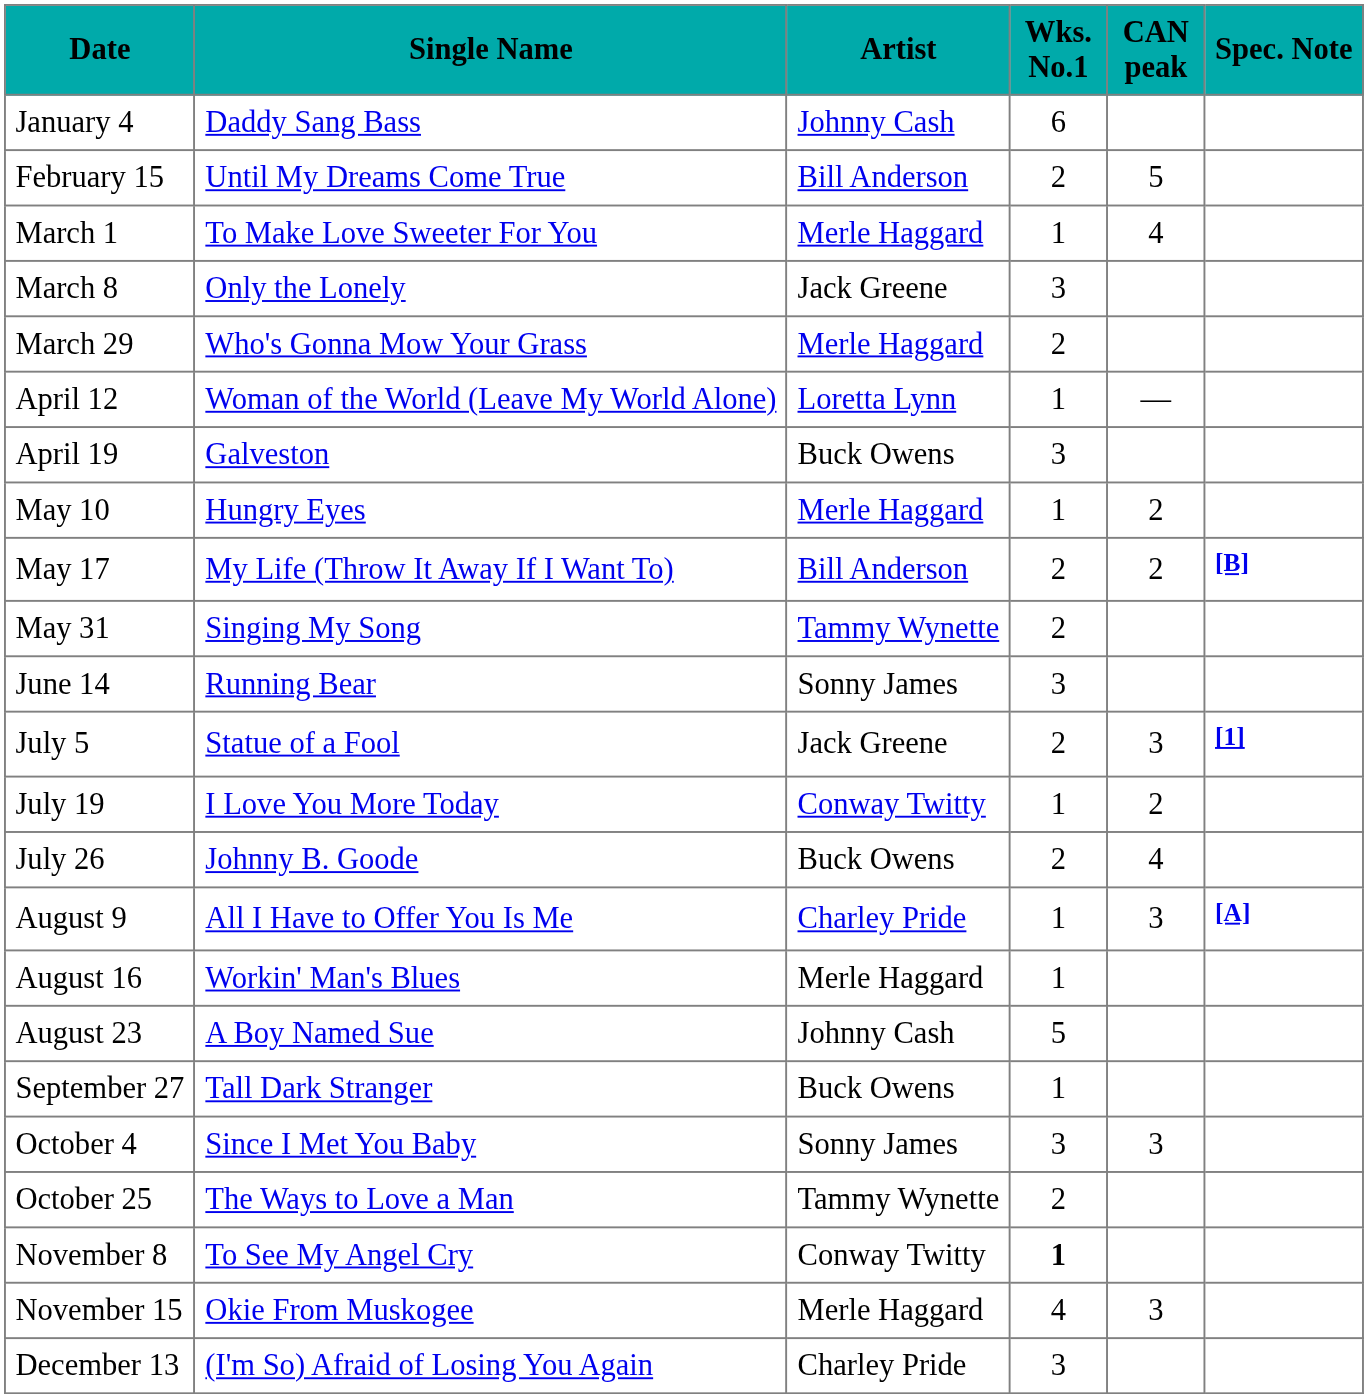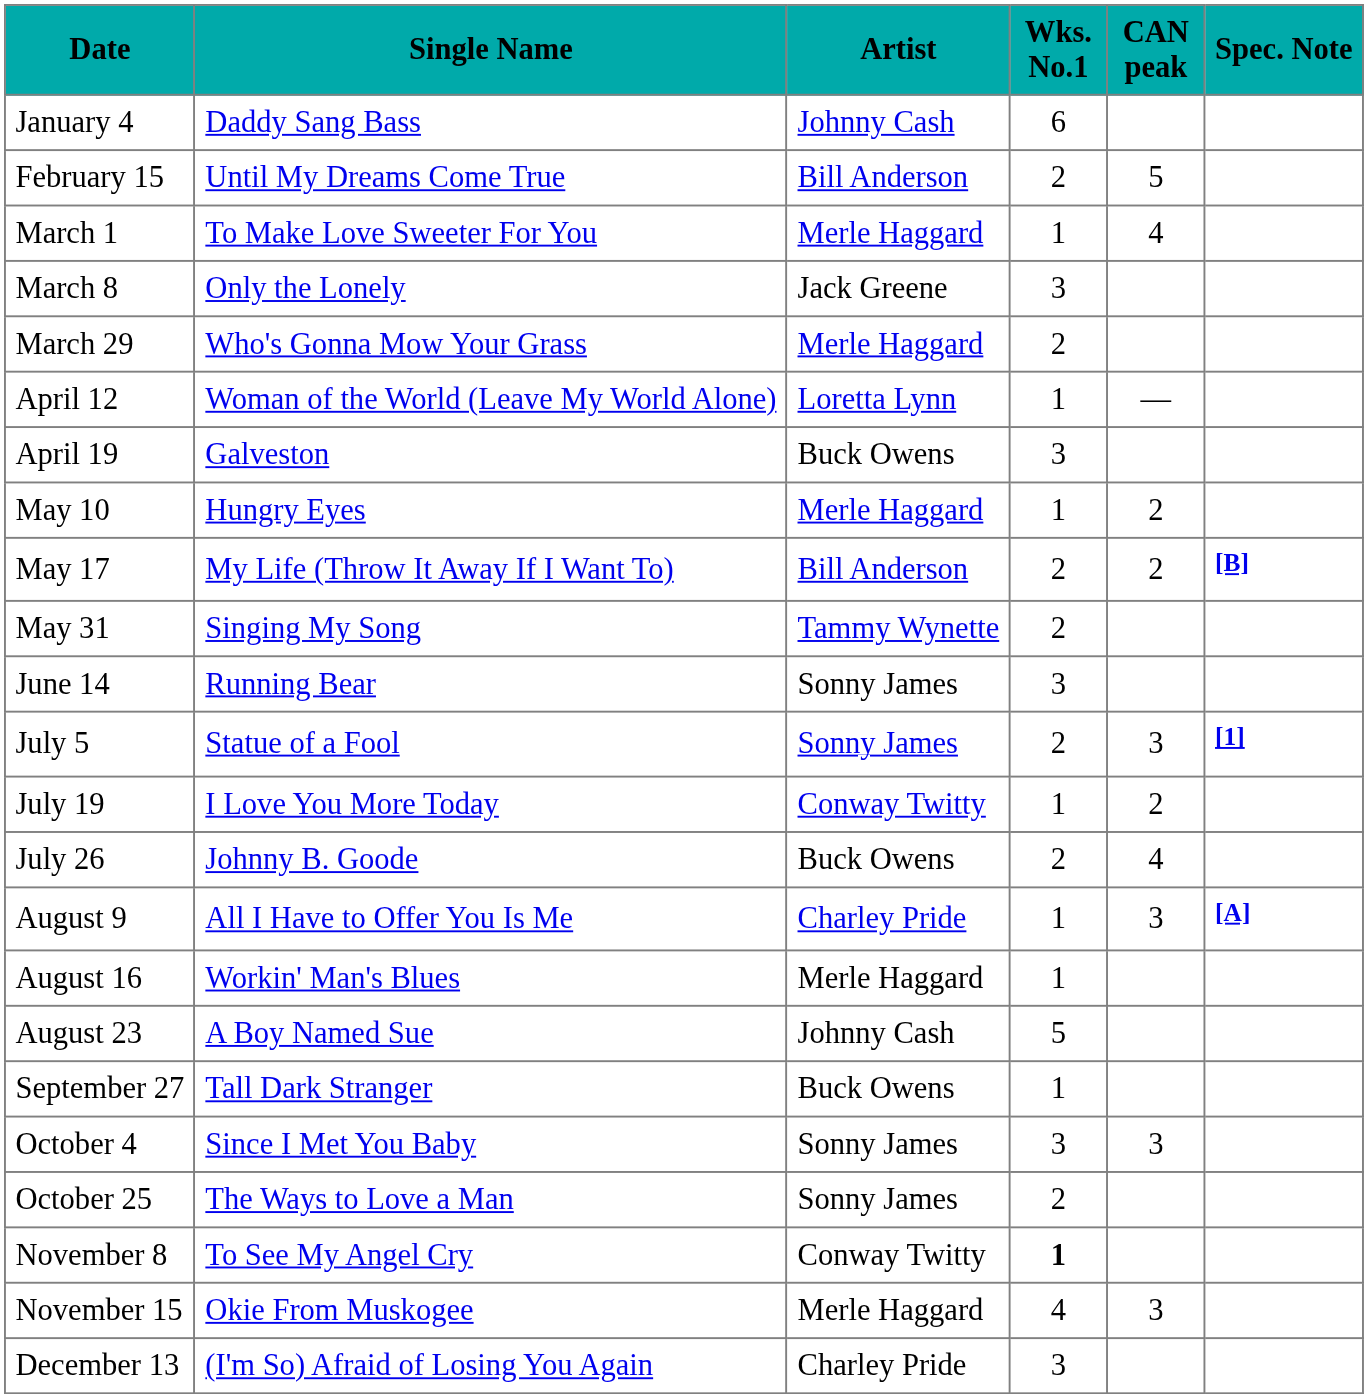(873, 743) Jack Greene -> (878, 743) Sonny James
(898, 1199) Tammy Wynette -> (878, 1199) Sonny James
